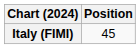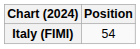(108, 33) 45 -> (108, 33) 54
